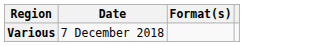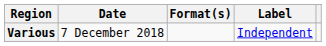+ column: (275, 14)
